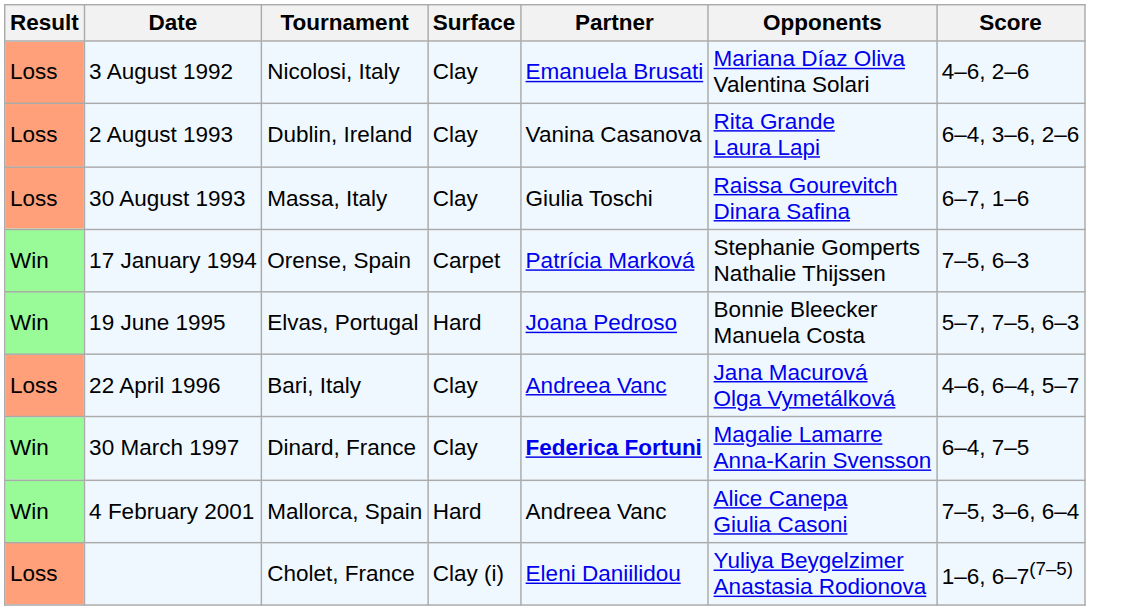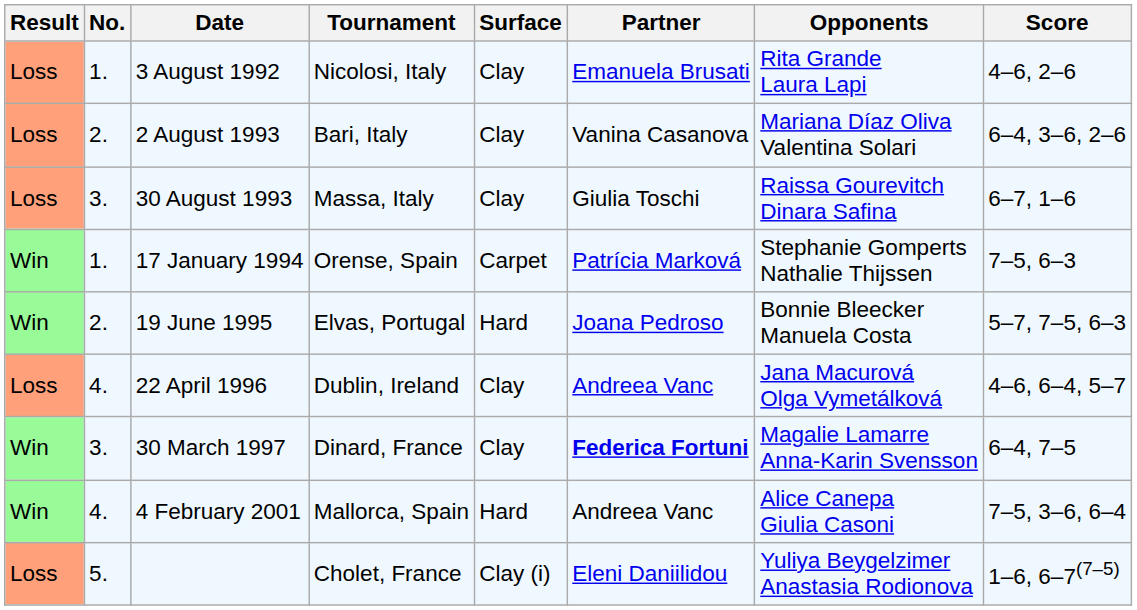+ column: (107, 22)
(809, 71) Mariana Díaz Oliva Valentina Solari -> (821, 71) Rita Grande Laura Lapi
(340, 134) Dublin, Ireland -> (361, 134) Bari, Italy
(774, 134) Rita Grande Laura Lapi -> (856, 134) Mariana Díaz Oliva Valentina Solari
(314, 384) Bari, Italy -> (386, 384) Dublin, Ireland
